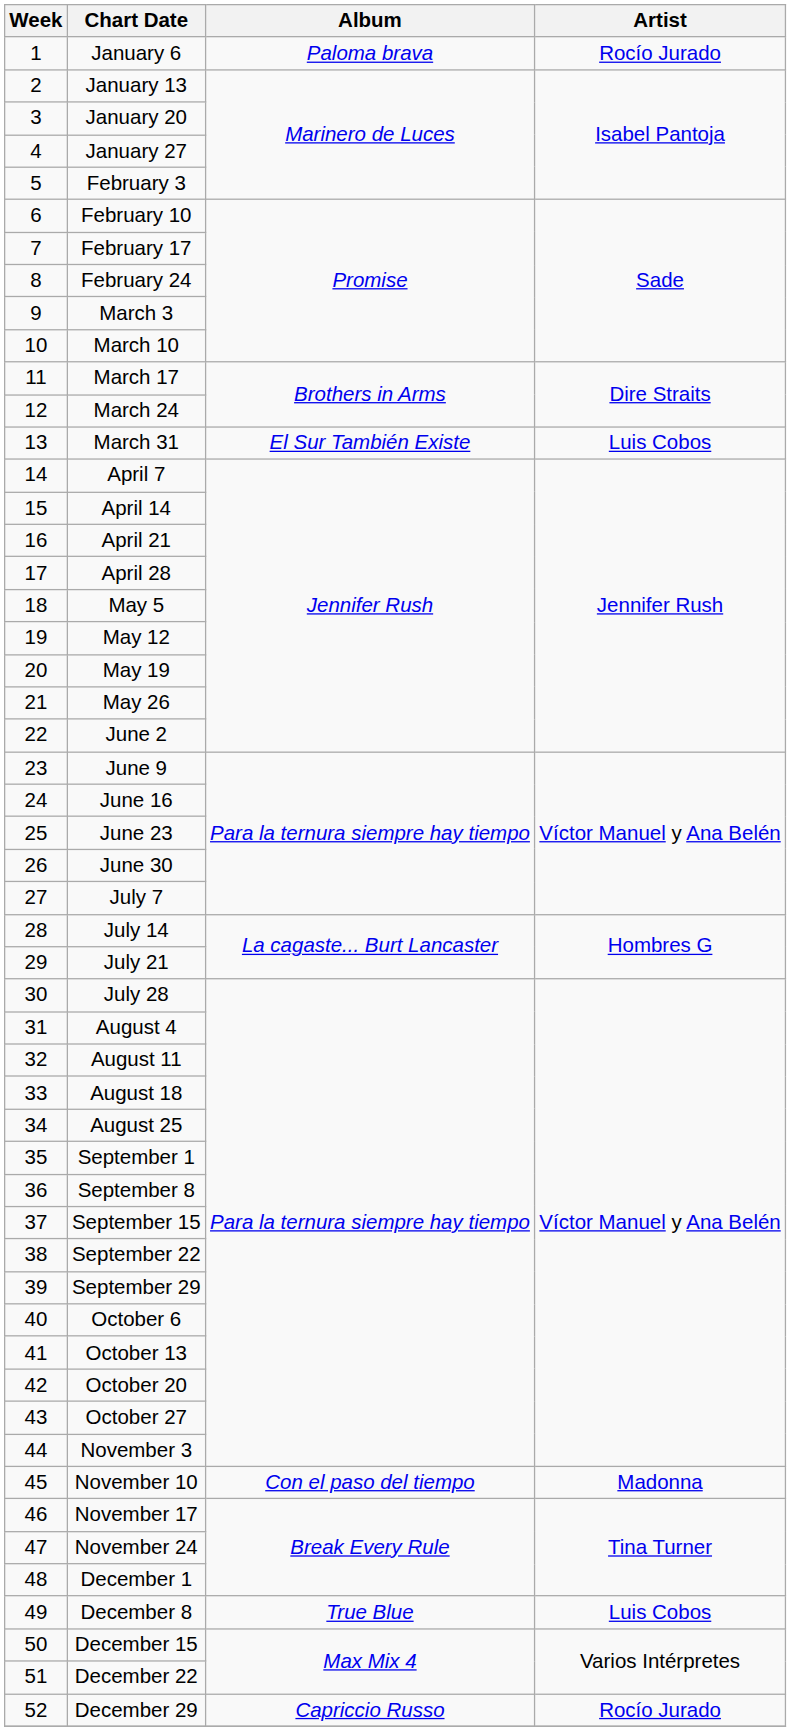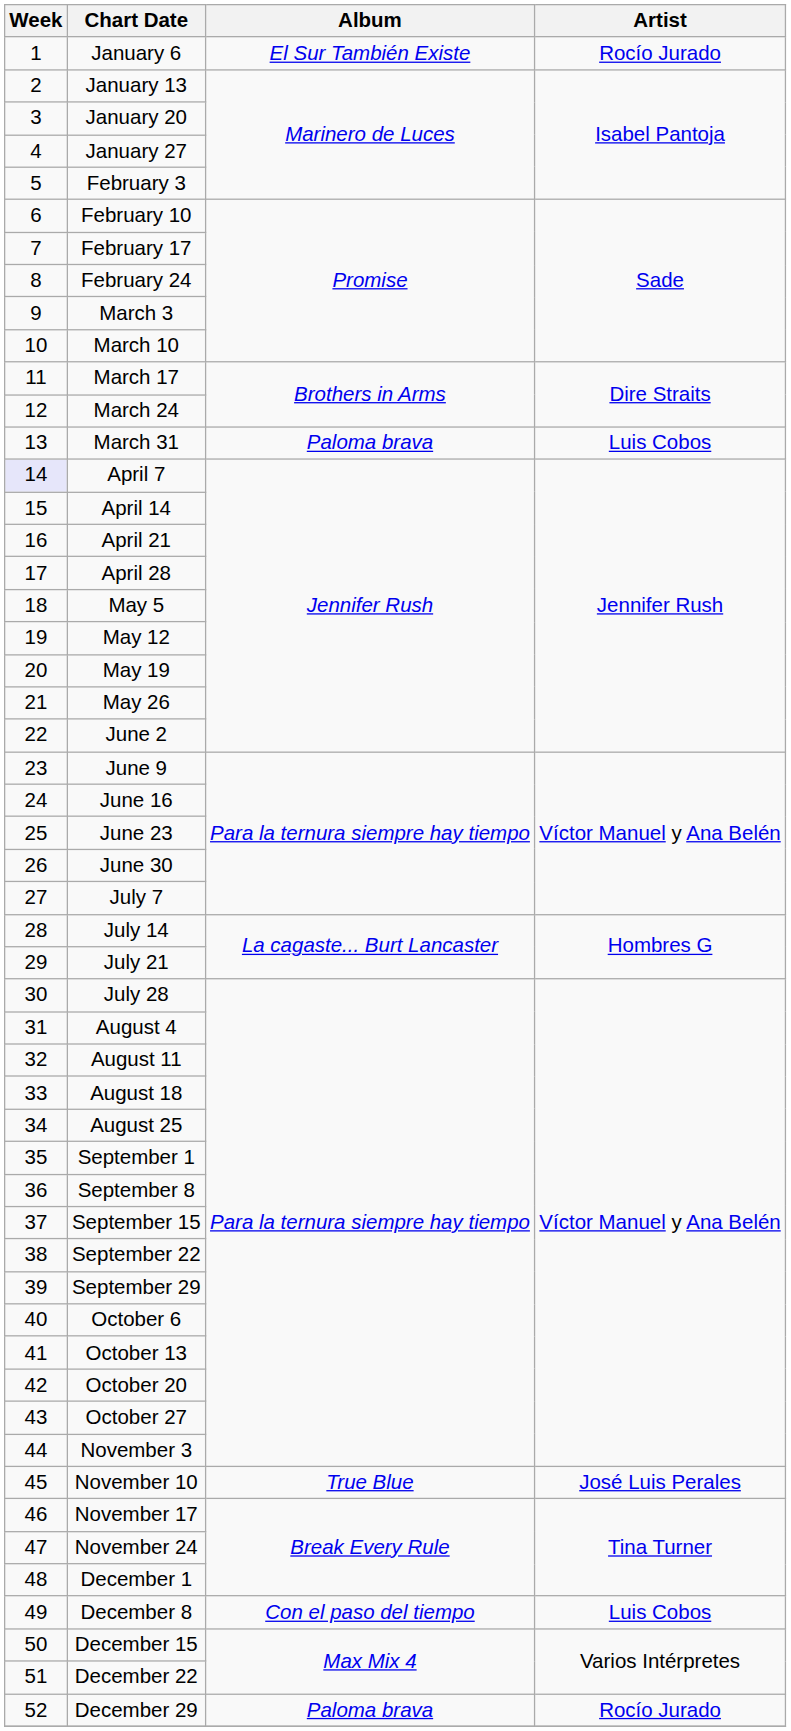(370, 53) Paloma brava -> (370, 53) El Sur También Existe
(370, 442) El Sur También Existe -> (370, 442) Paloma brava
(36, 475) no background -> (36, 475) lavender background
(370, 1482) Con el paso del tiempo -> (370, 1482) True Blue
(660, 1482) Madonna -> (660, 1482) José Luis Perales
(370, 1612) True Blue -> (370, 1612) Con el paso del tiempo
(370, 1709) Capriccio Russo -> (370, 1709) Paloma brava
